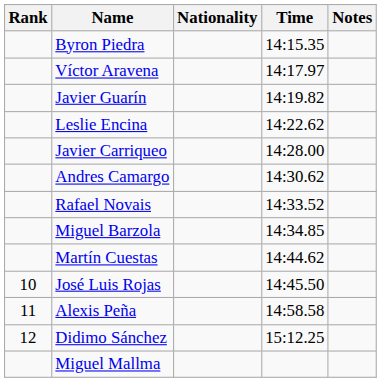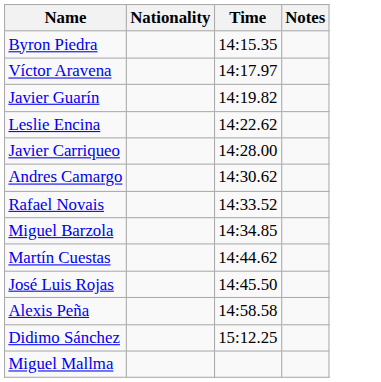- column: (28, 17)
